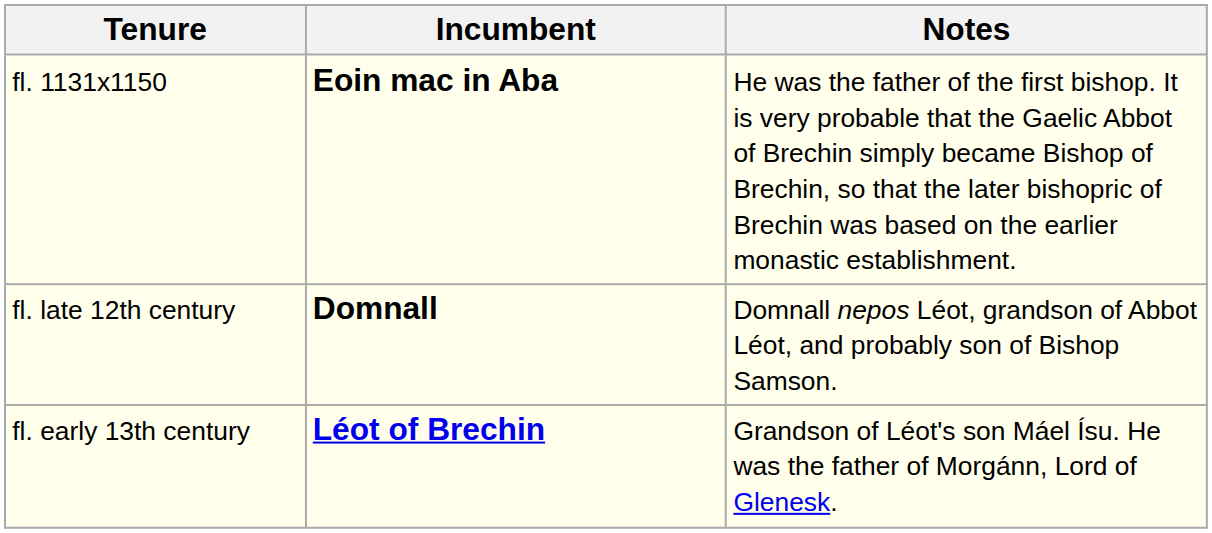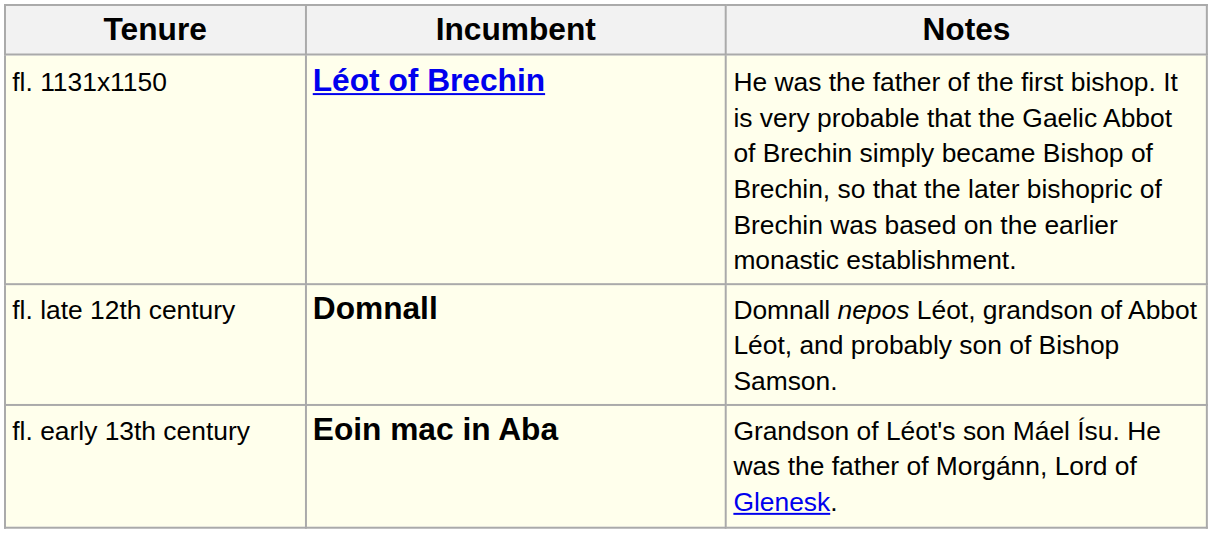(435, 79) Eoin mac in Aba -> (429, 79) Léot of Brechin
(429, 429) Léot of Brechin -> (435, 429) Eoin mac in Aba
